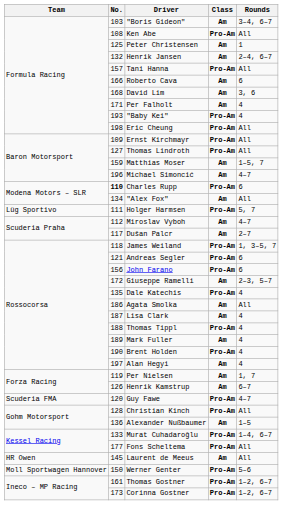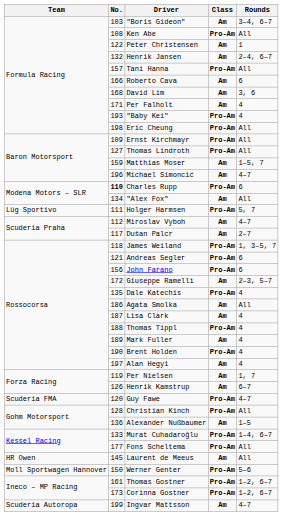(117, 45) 125 -> (117, 45) 122
+ row: (158, 505)
